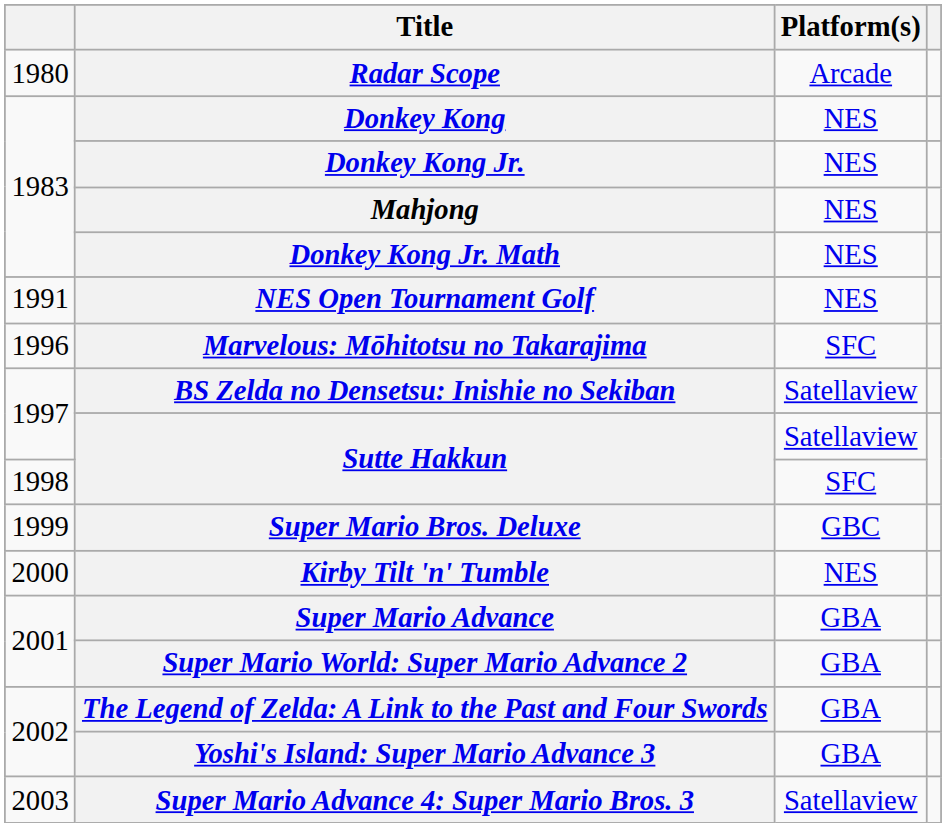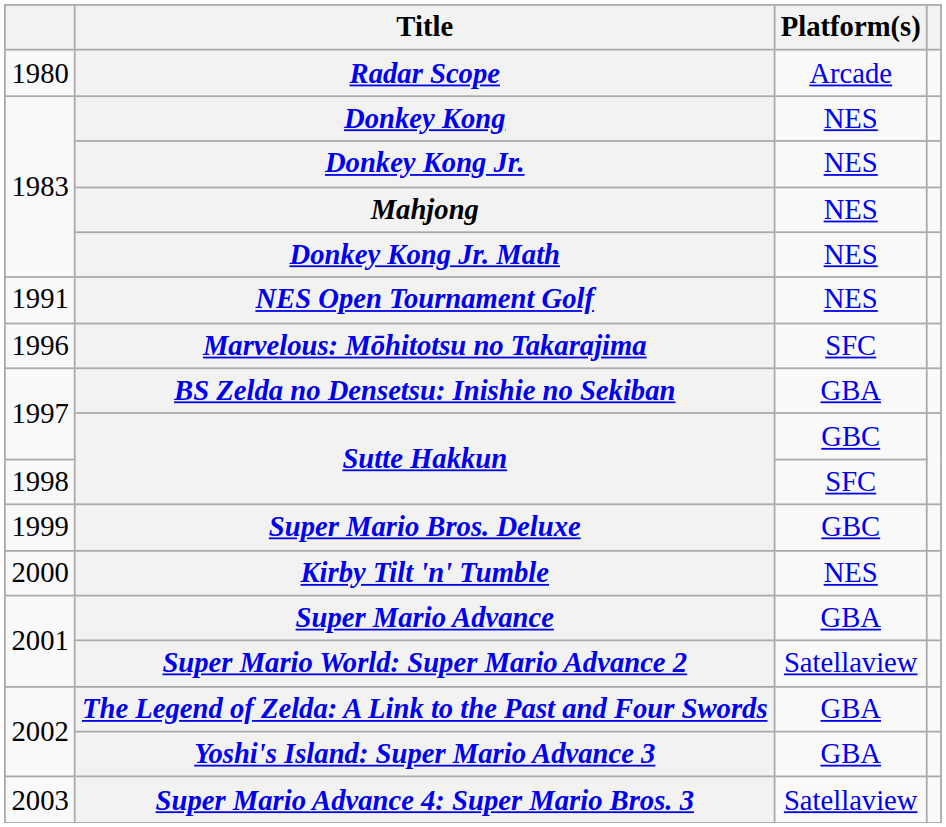(851, 390) Satellaview -> (851, 390) GBA
(851, 436) Satellaview -> (851, 436) GBC
(851, 663) GBA -> (851, 663) Satellaview
